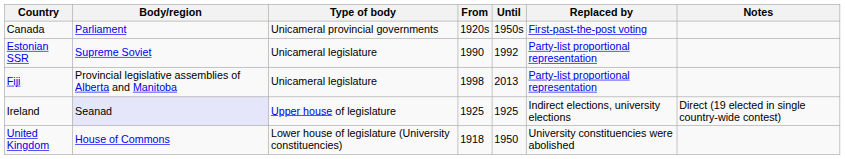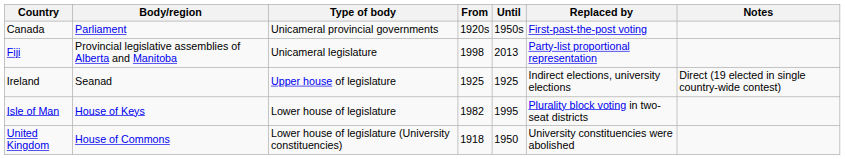- row: (28, 53)
(94, 111) lavender background -> (94, 82) no background
+ row: (33, 111)
